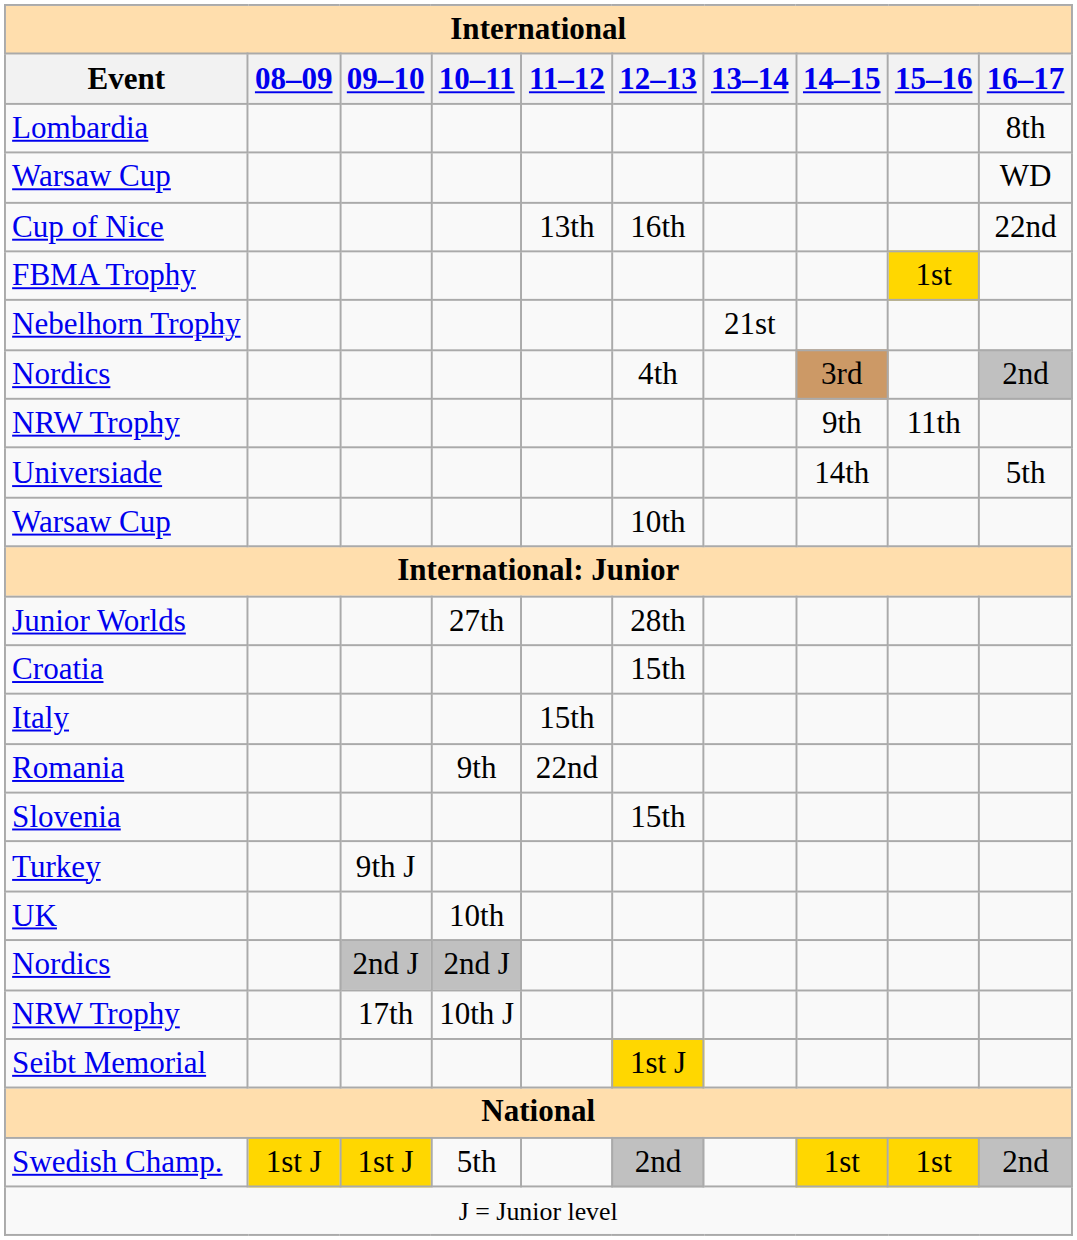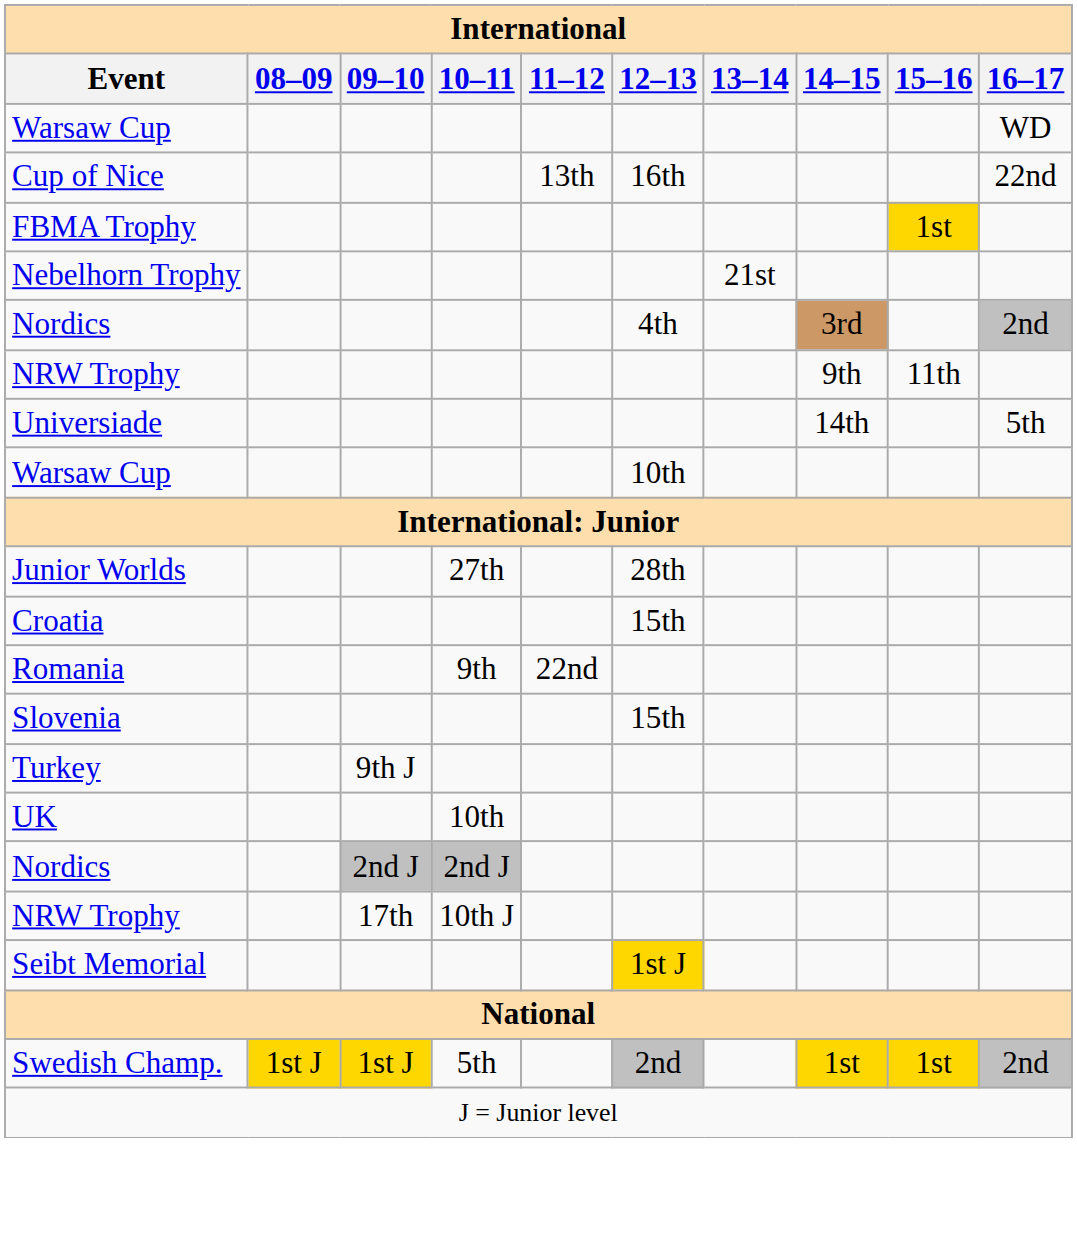- row: (80, 127)
- row: (41, 718)
